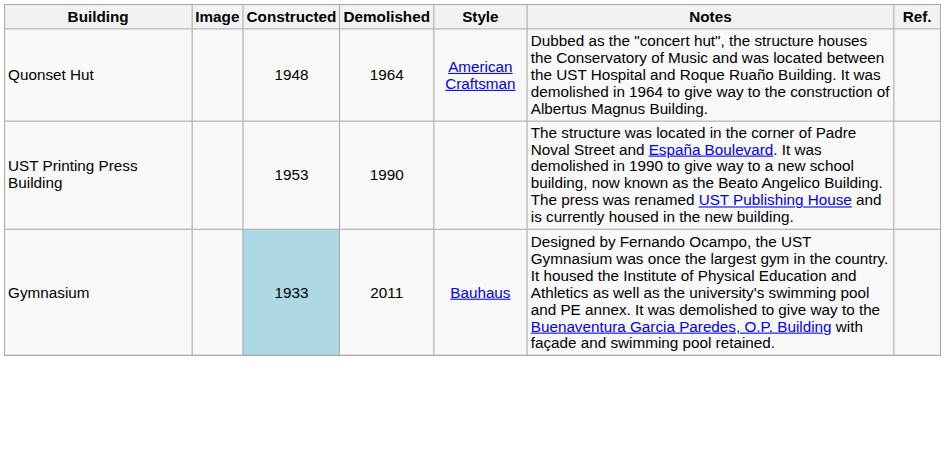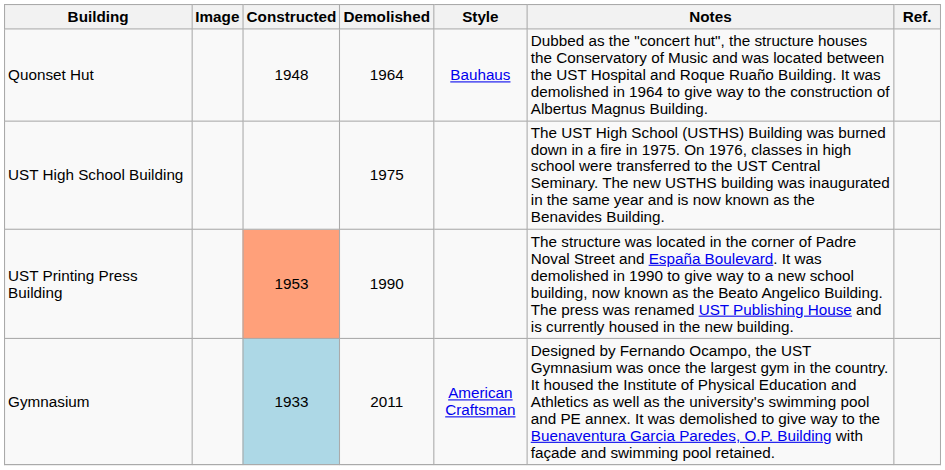(480, 75) American Craftsman -> (480, 75) Bauhaus
+ row: (96, 175)
(291, 175) no background -> (291, 284) lightsalmon background
(480, 293) Bauhaus -> (480, 402) American Craftsman
